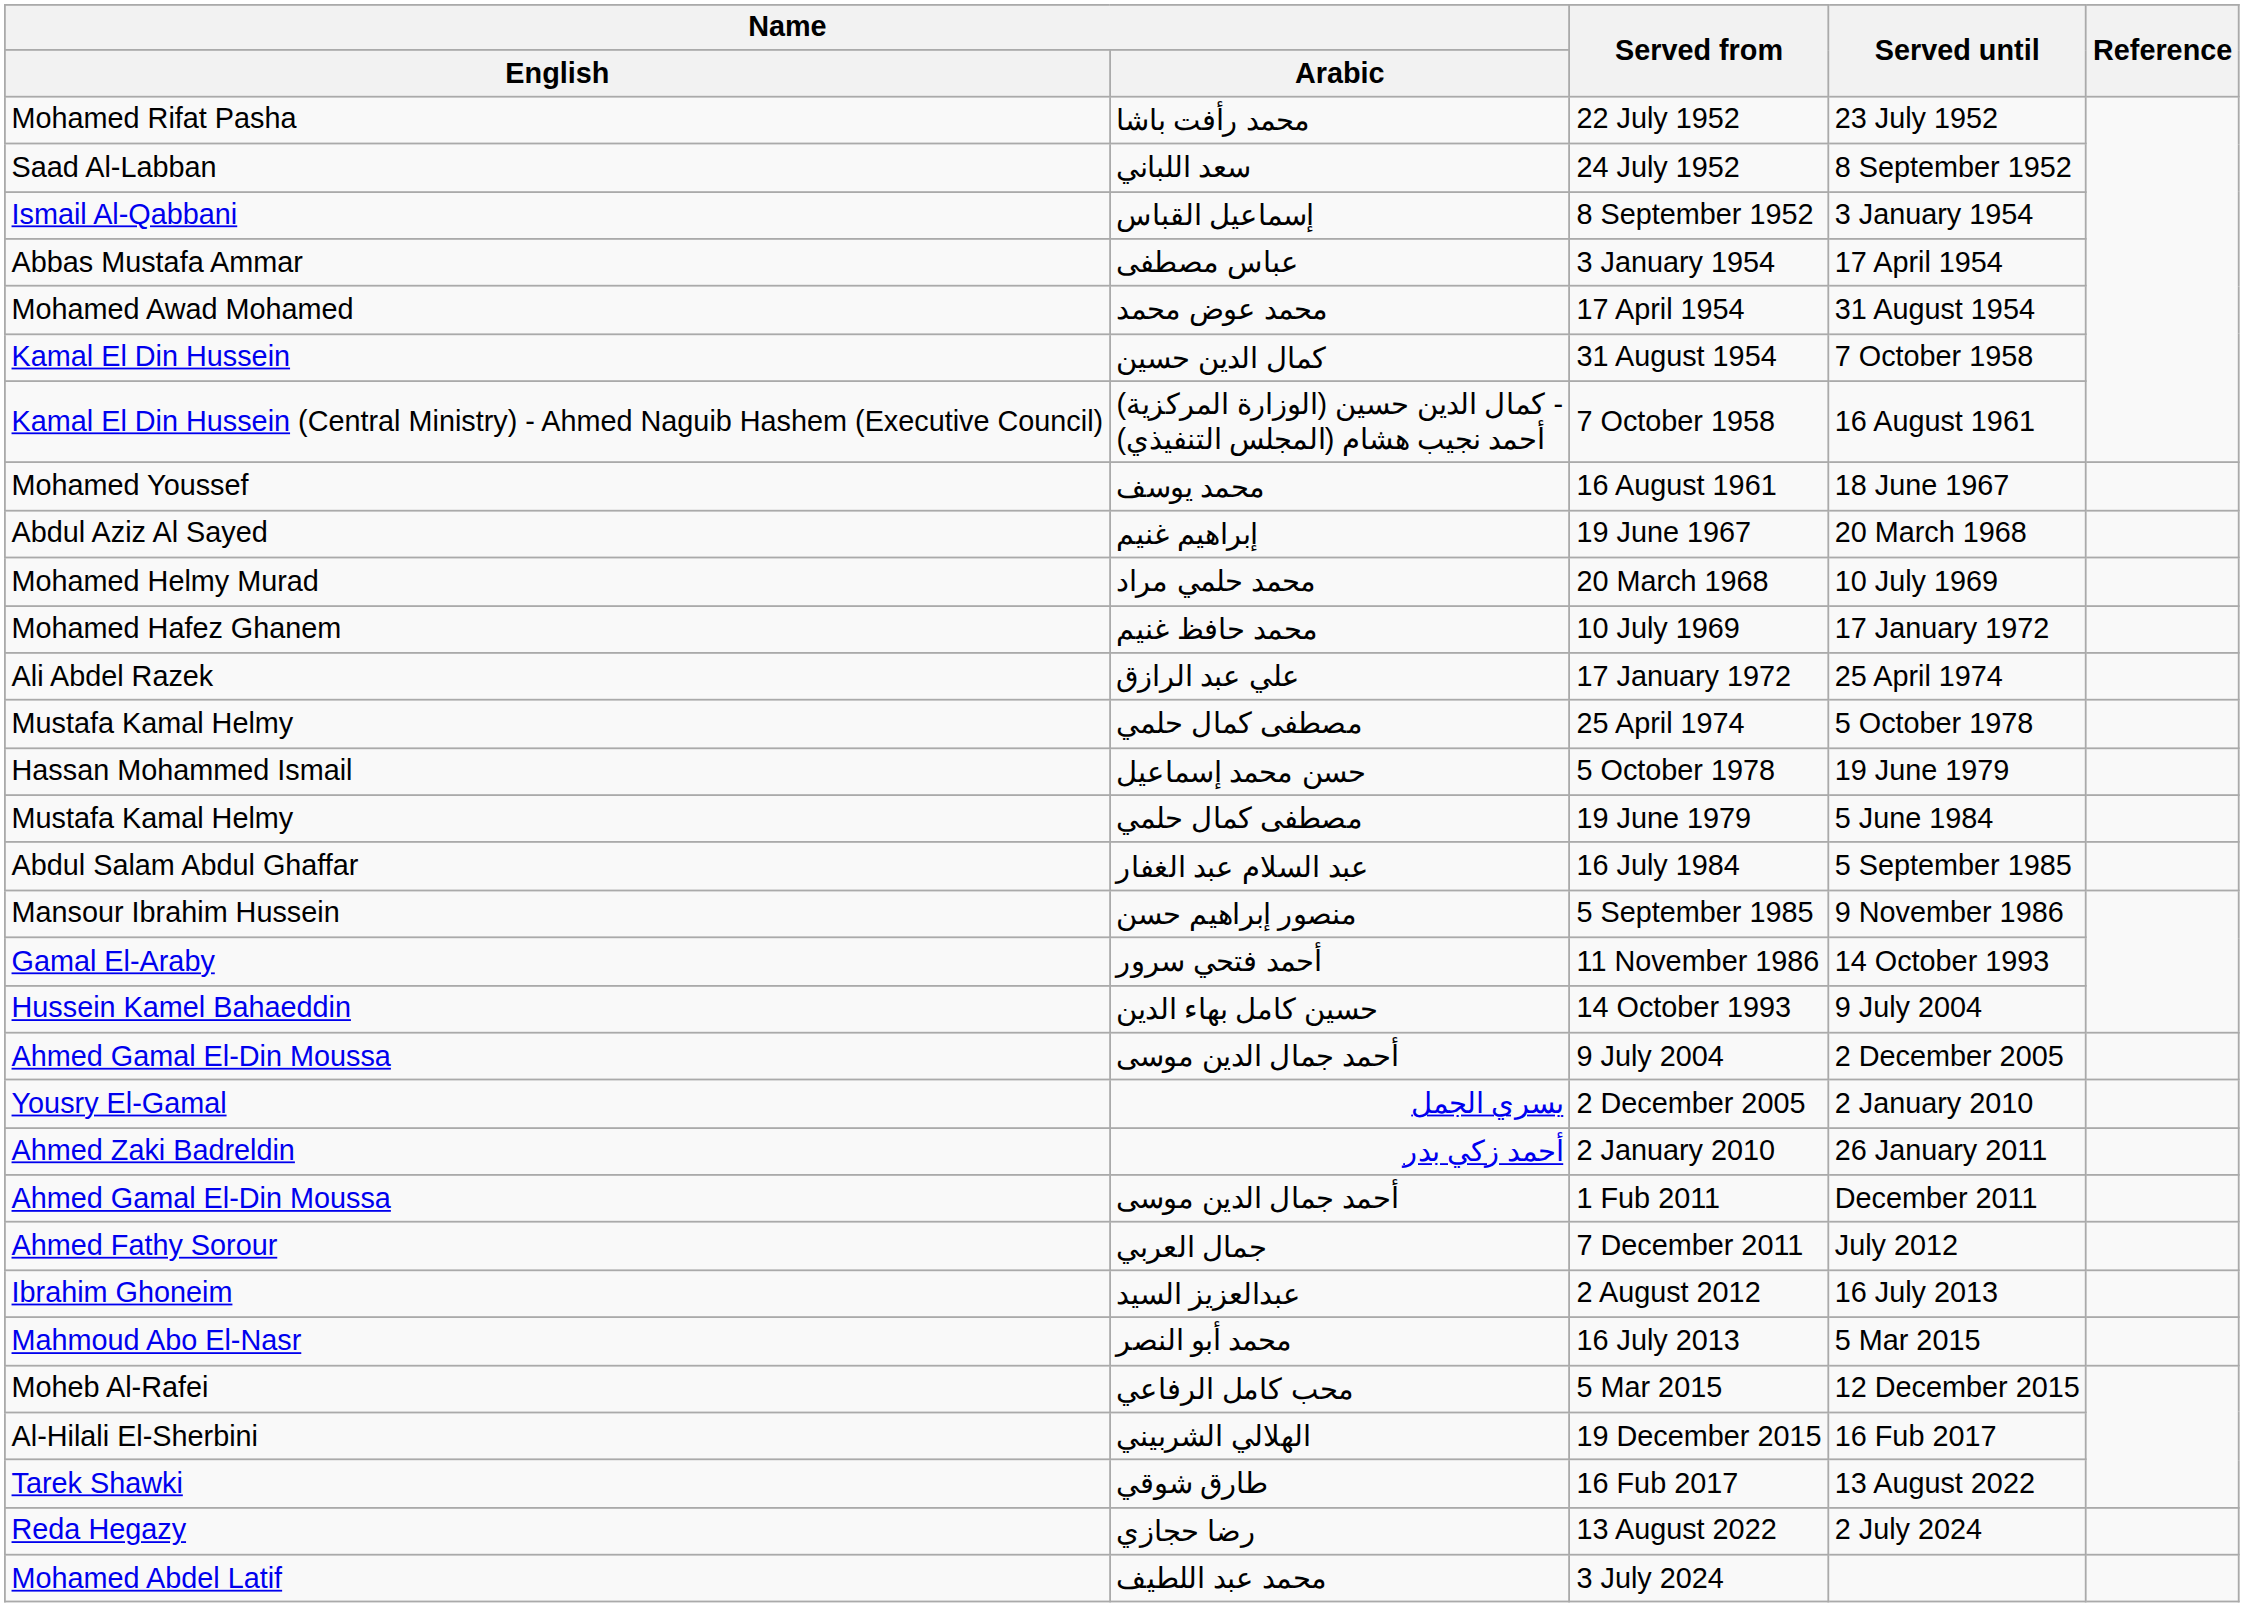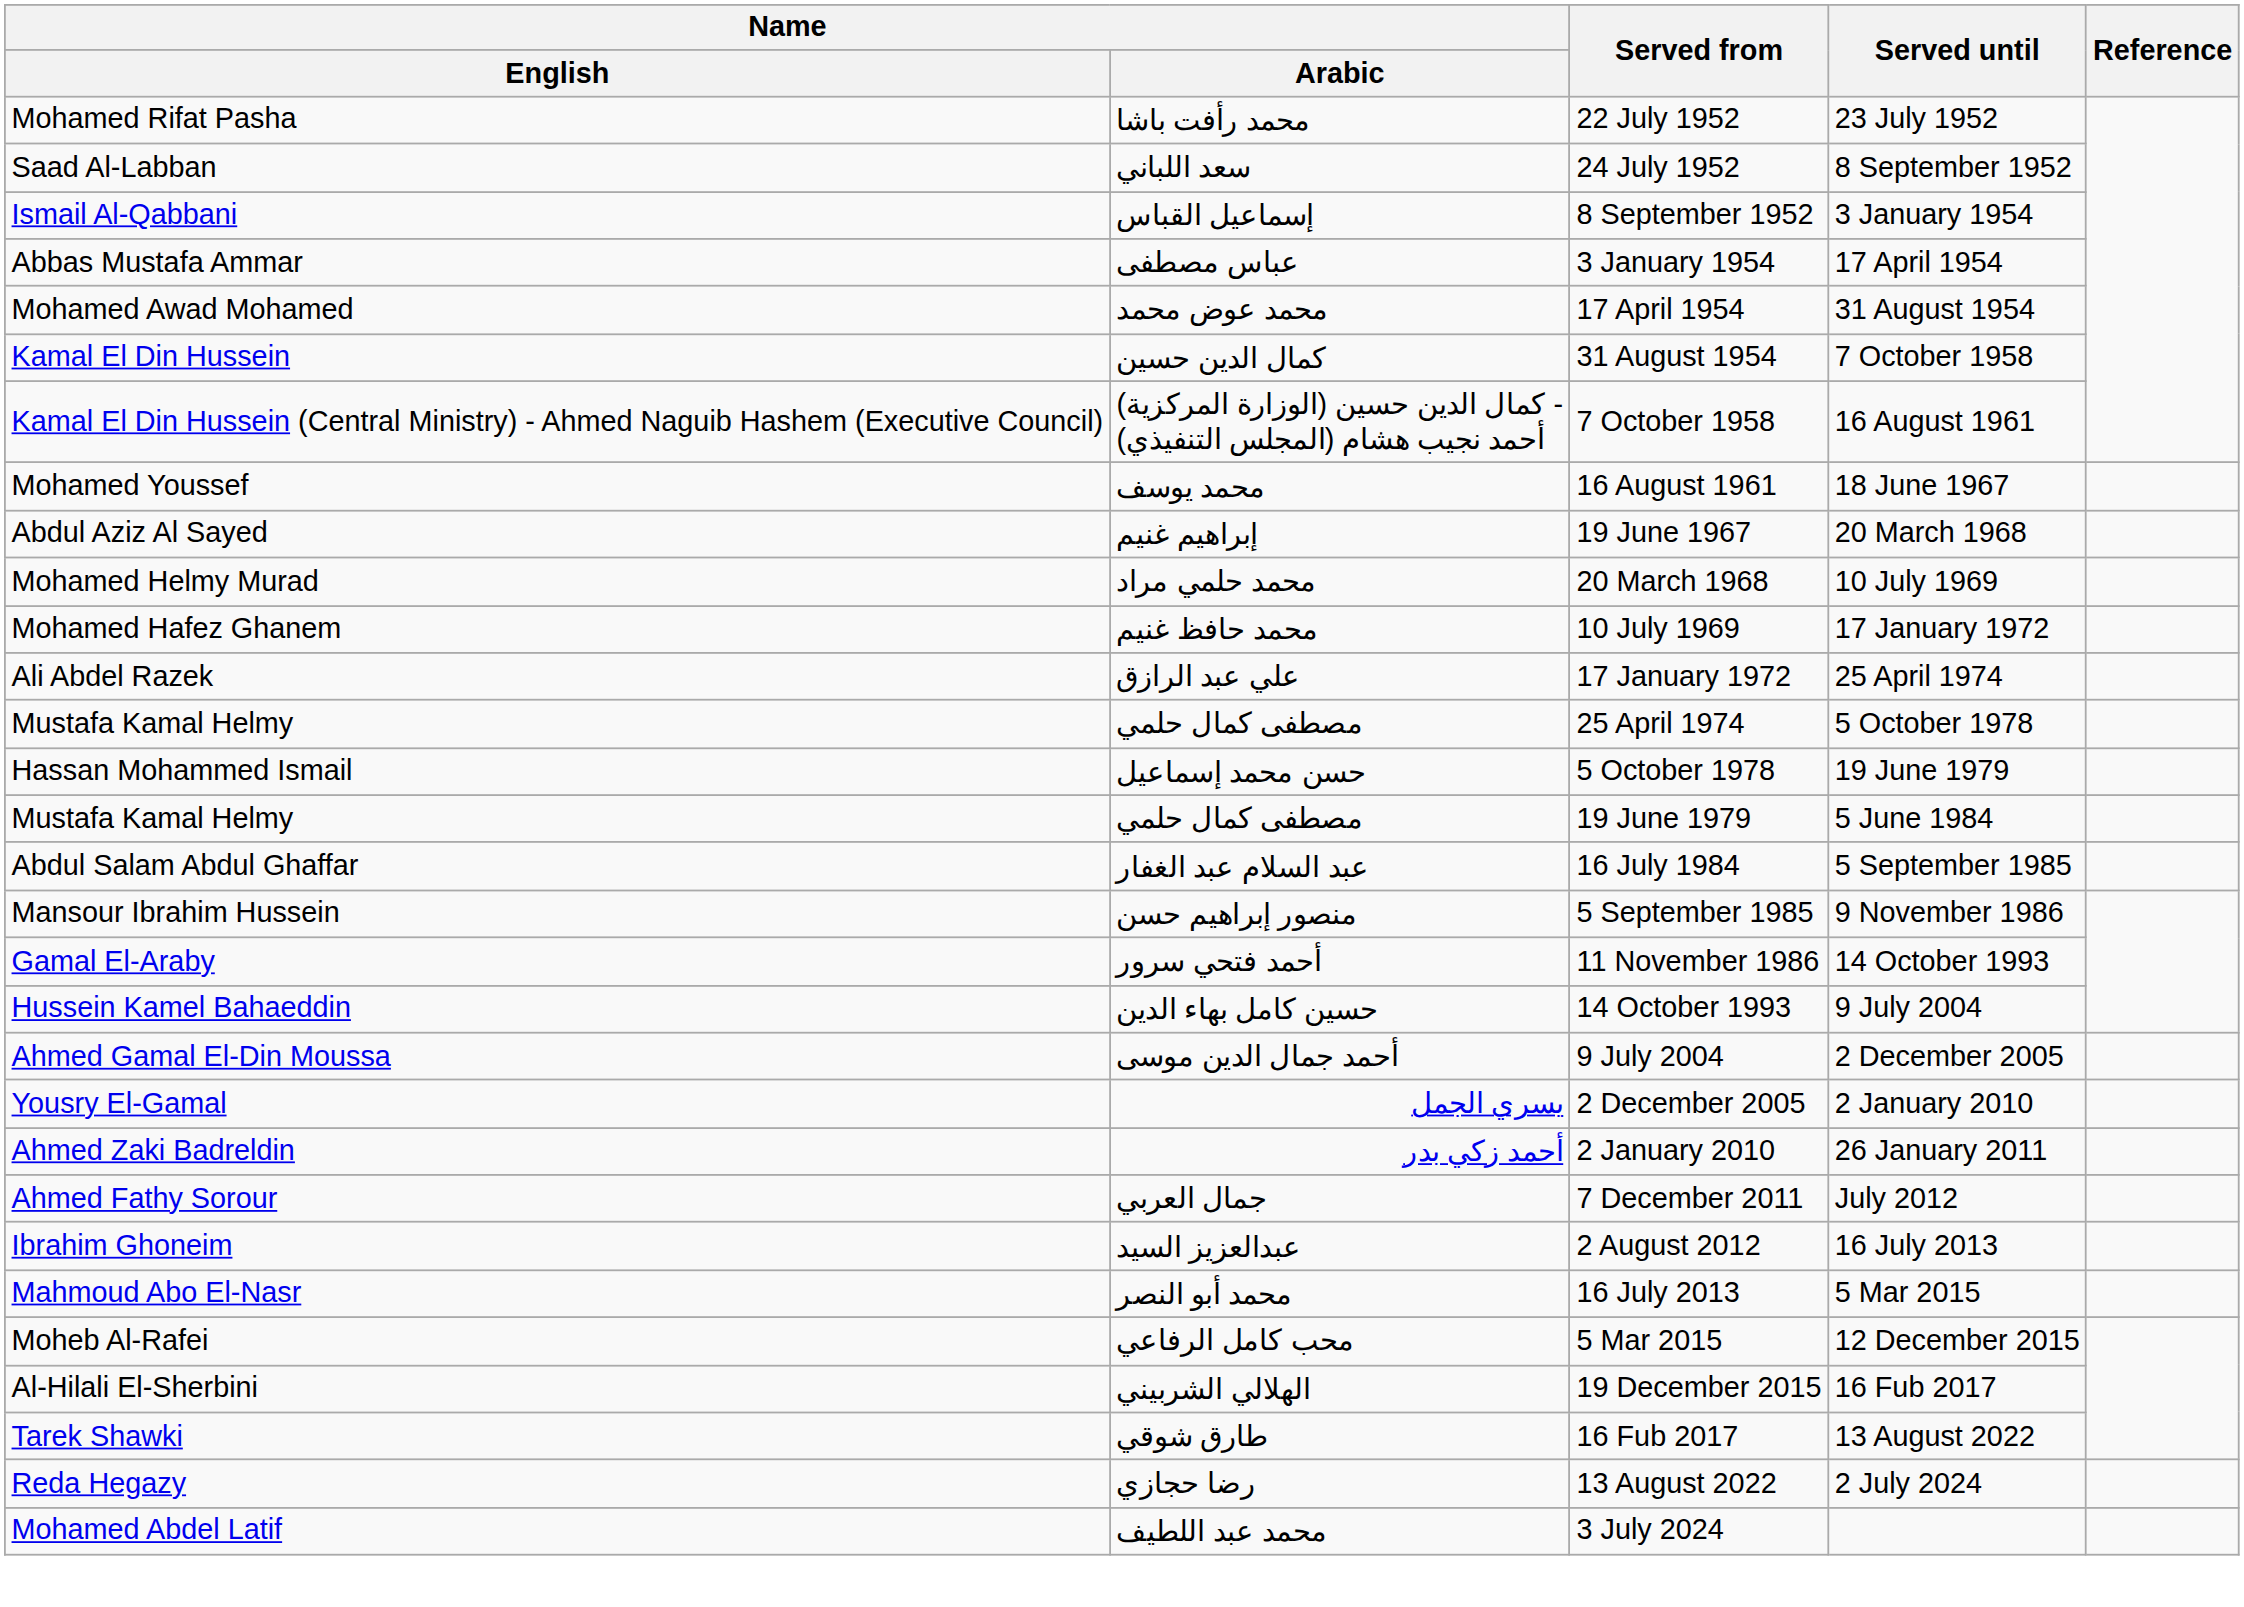- row: (1648, 1198)
